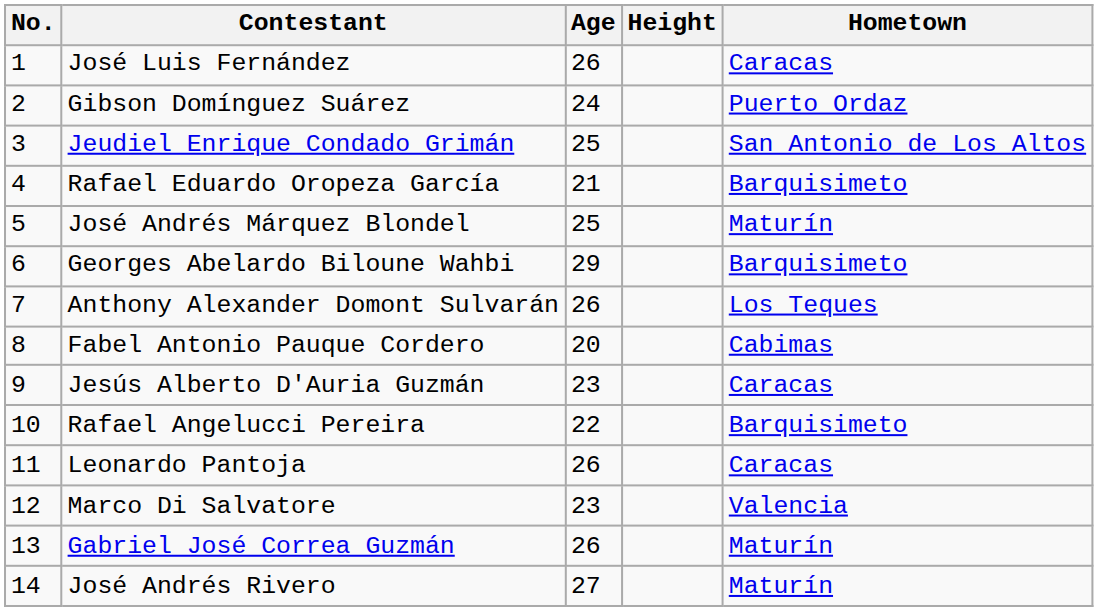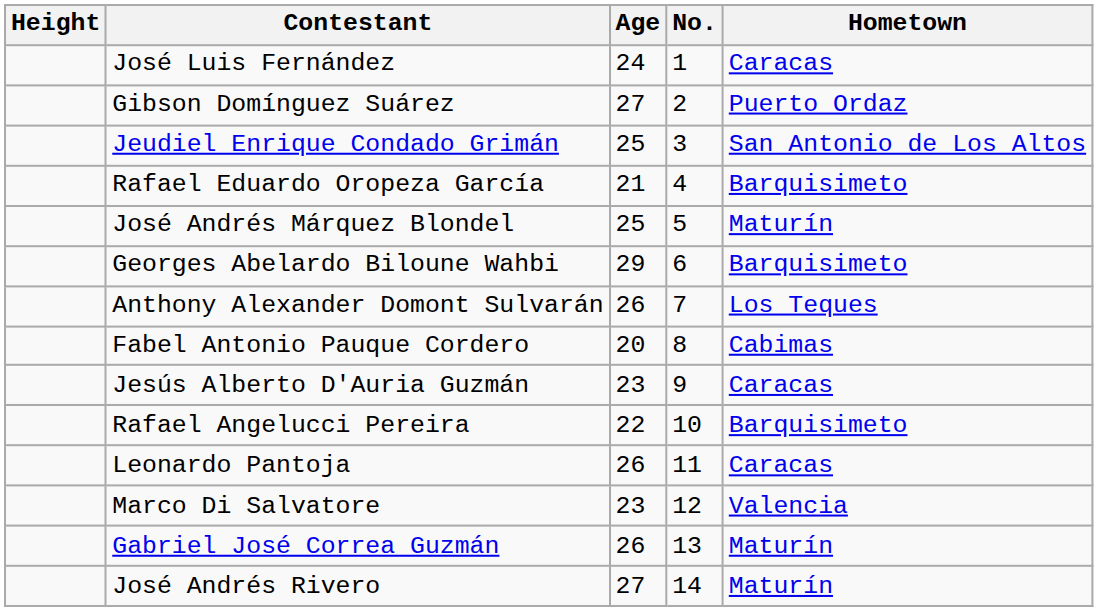columns swapped: (33, 25) <-> (672, 25)
(586, 65) 26 -> (630, 65) 24
(586, 106) 24 -> (630, 106) 27
